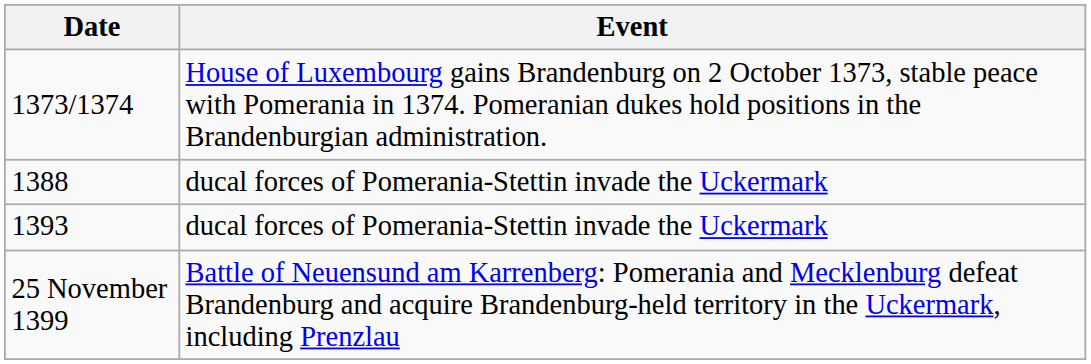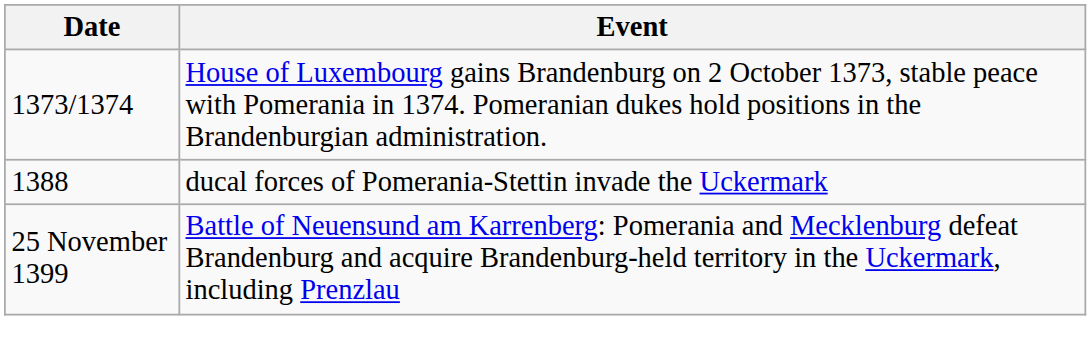- row: (40, 226)
